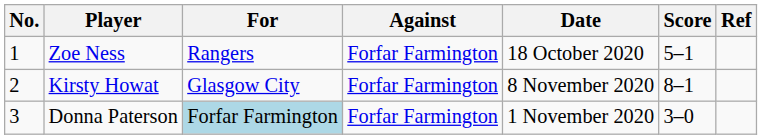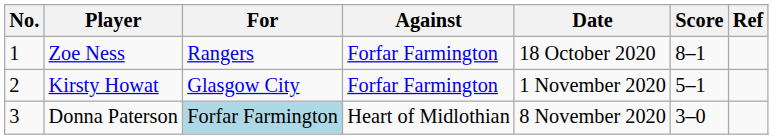(679, 52) 5–1 -> (690, 52) 8–1
(581, 85) 8 November 2020 -> (593, 85) 1 November 2020
(679, 85) 8–1 -> (690, 85) 5–1
(423, 117) Forfar Farmington -> (429, 117) Heart of Midlothian
(581, 117) 1 November 2020 -> (593, 117) 8 November 2020
